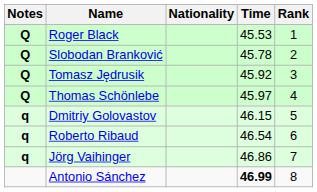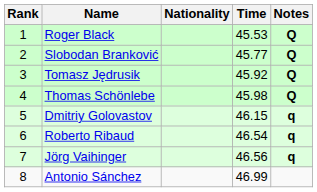columns swapped: (293, 14) <-> (25, 14)
(256, 55) 45.78 -> (252, 55) 45.77
(256, 95) 45.97 -> (252, 95) 45.98
(256, 156) 46.86 -> (252, 156) 46.56
(256, 177) bold -> (252, 177) normal
